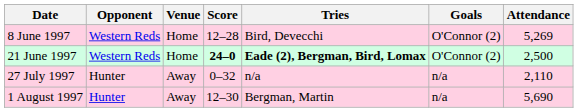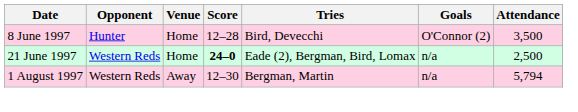(125, 35) Western Reds -> (107, 35) Hunter
(538, 35) 5,269 -> (528, 35) 3,500
(335, 55) bold -> (330, 55) normal
(466, 55) O'Connor (2) -> (429, 55) n/a
- row: (41, 76)
(107, 96) Hunter -> (125, 76) Western Reds
(538, 96) 5,690 -> (528, 76) 5,794
